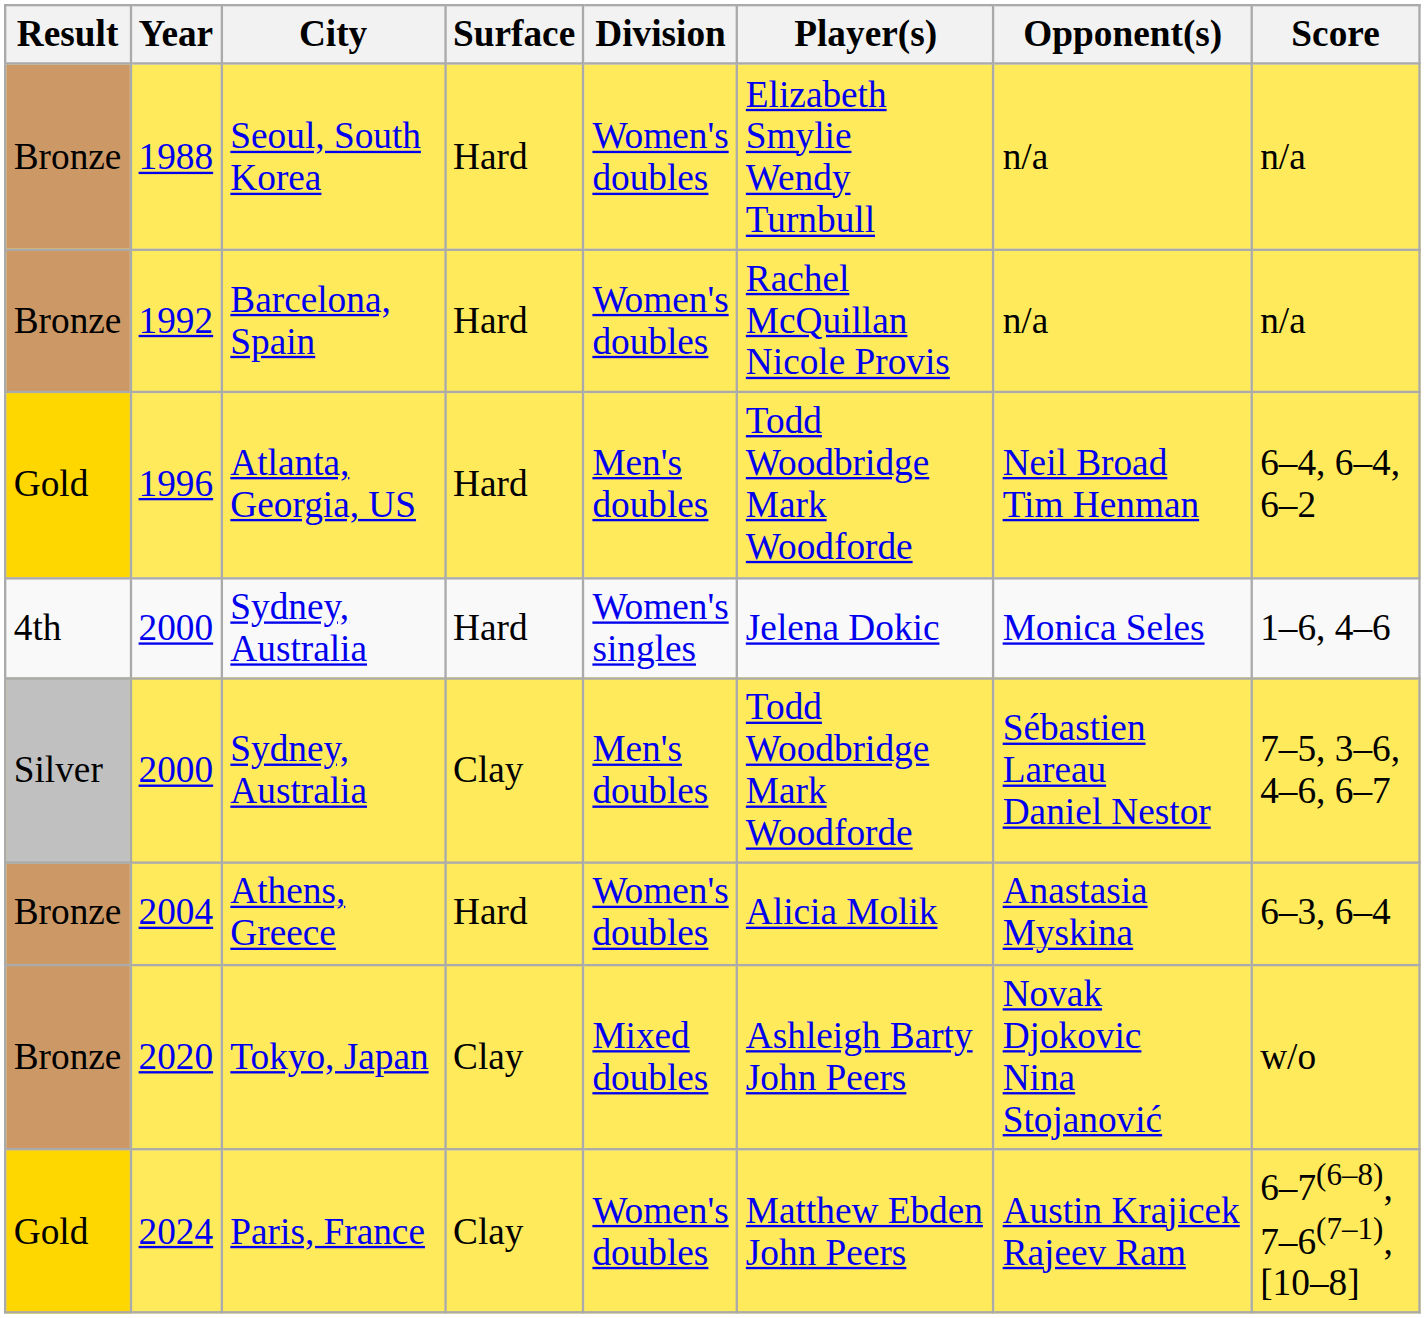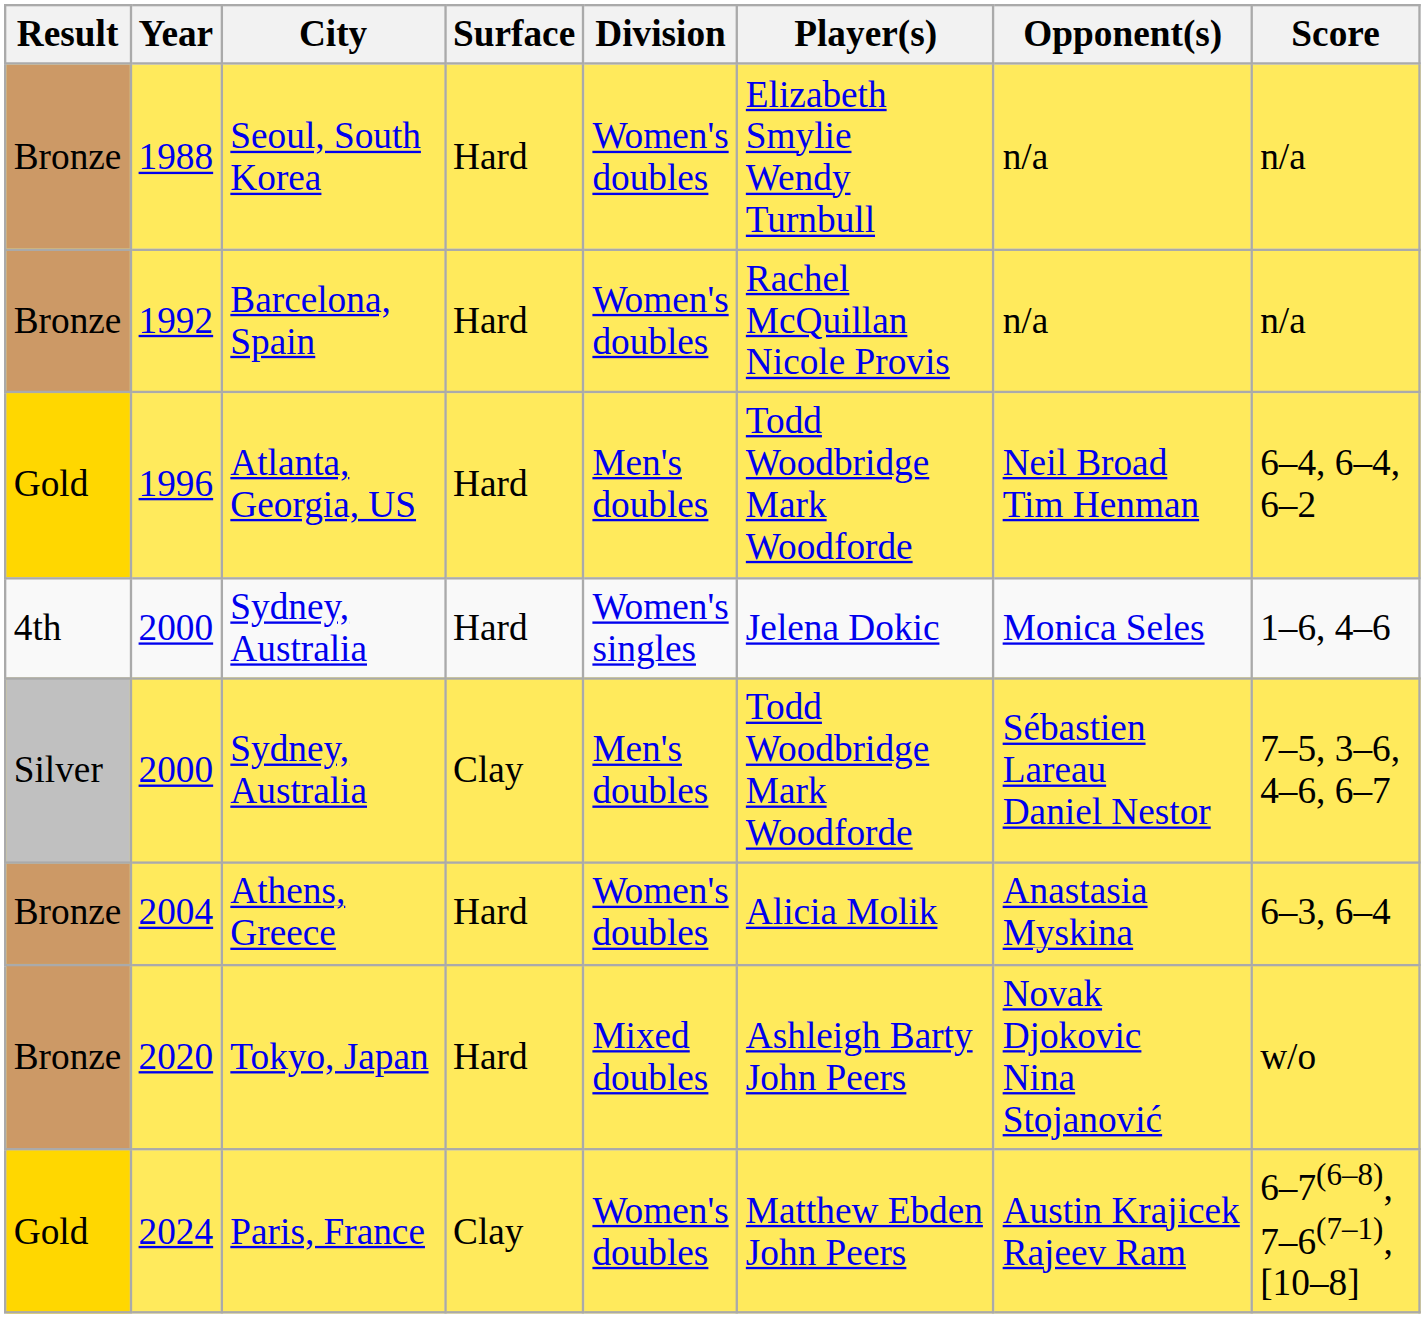(488, 1056) Clay -> (490, 1056) Hard
